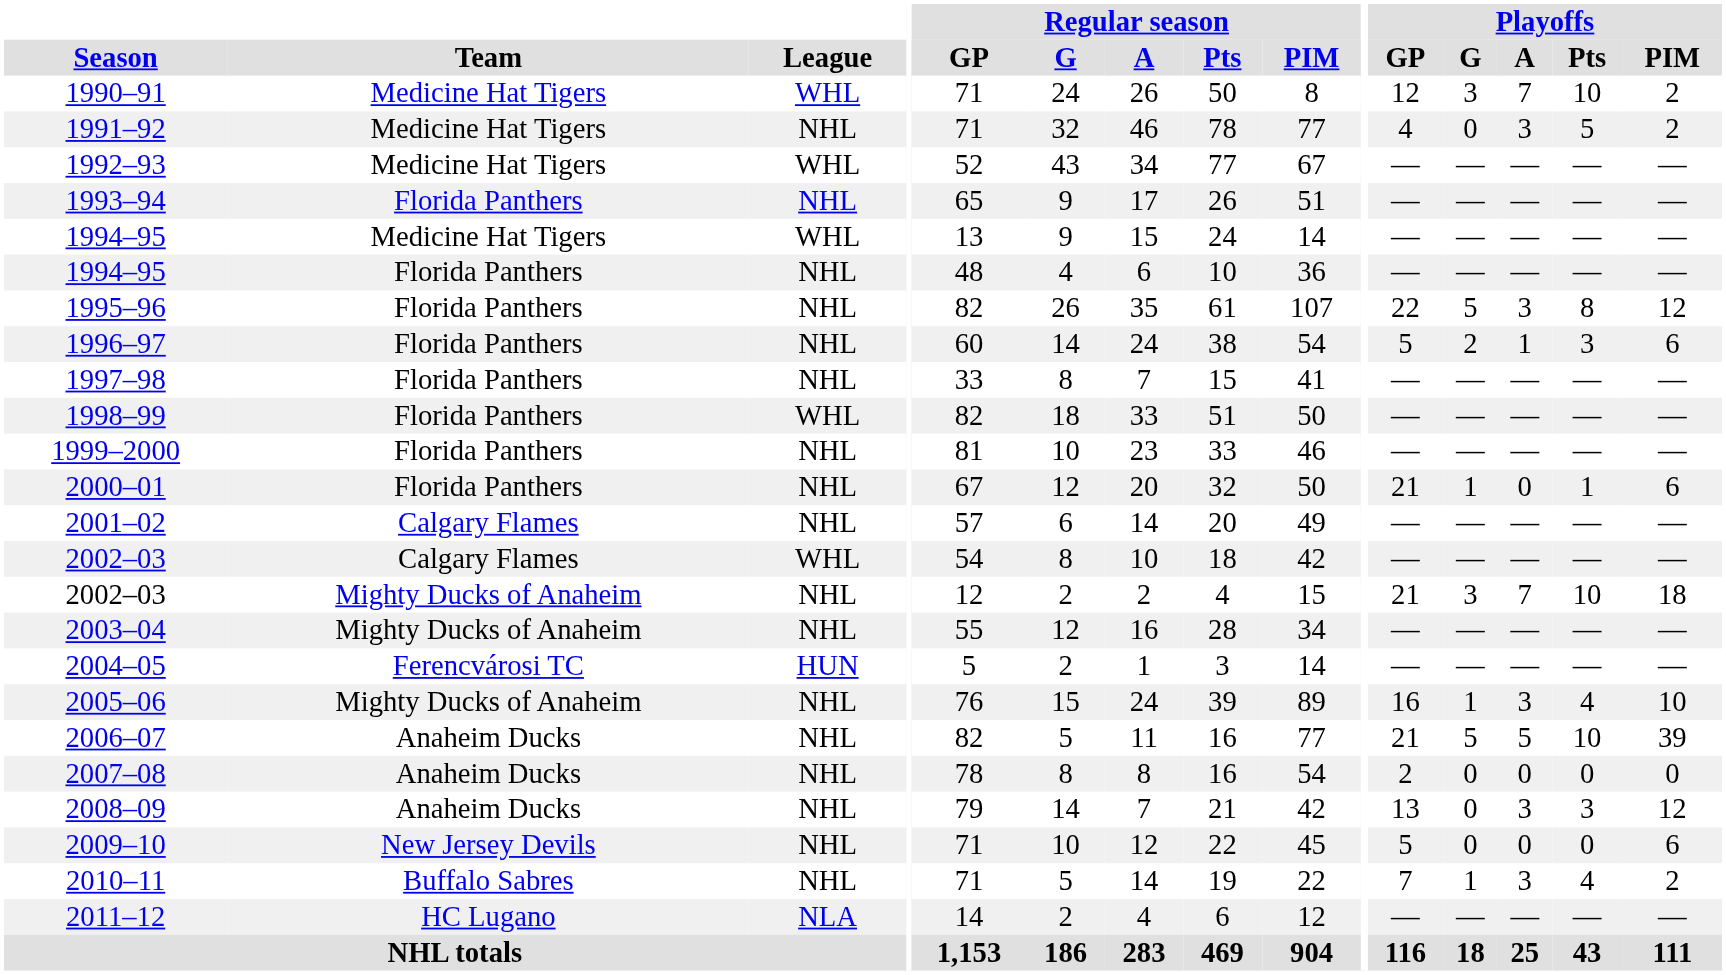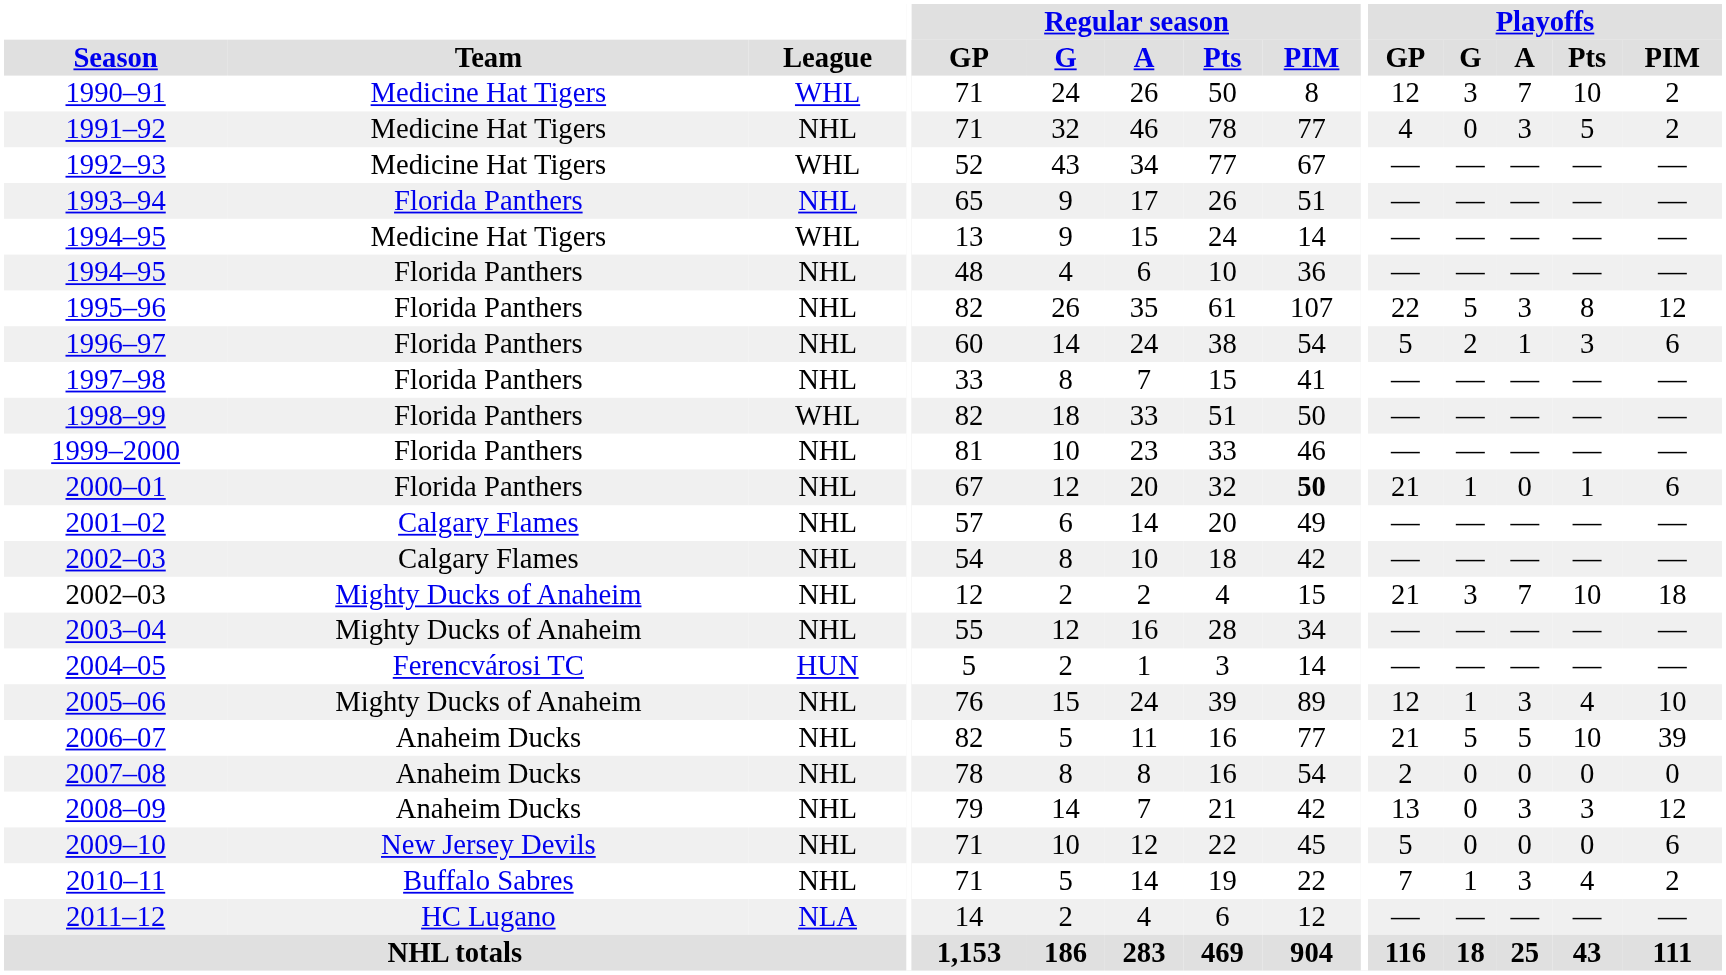(1312, 486) normal -> (1312, 486) bold
(828, 558) WHL -> (828, 558) NHL
(1405, 701) 16 -> (1405, 701) 12
